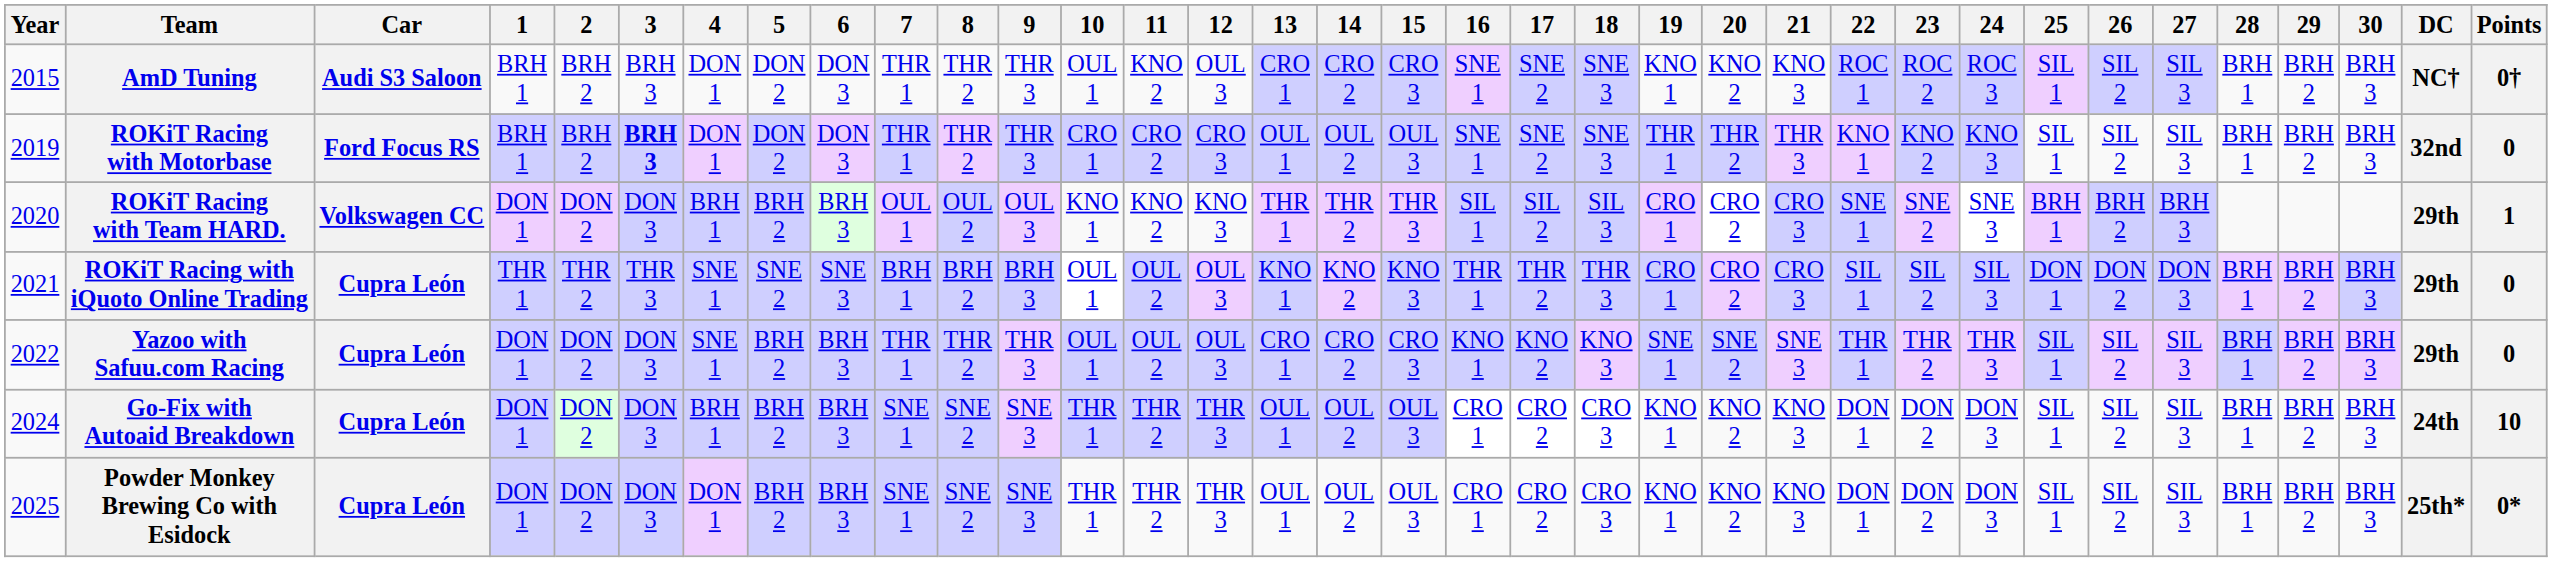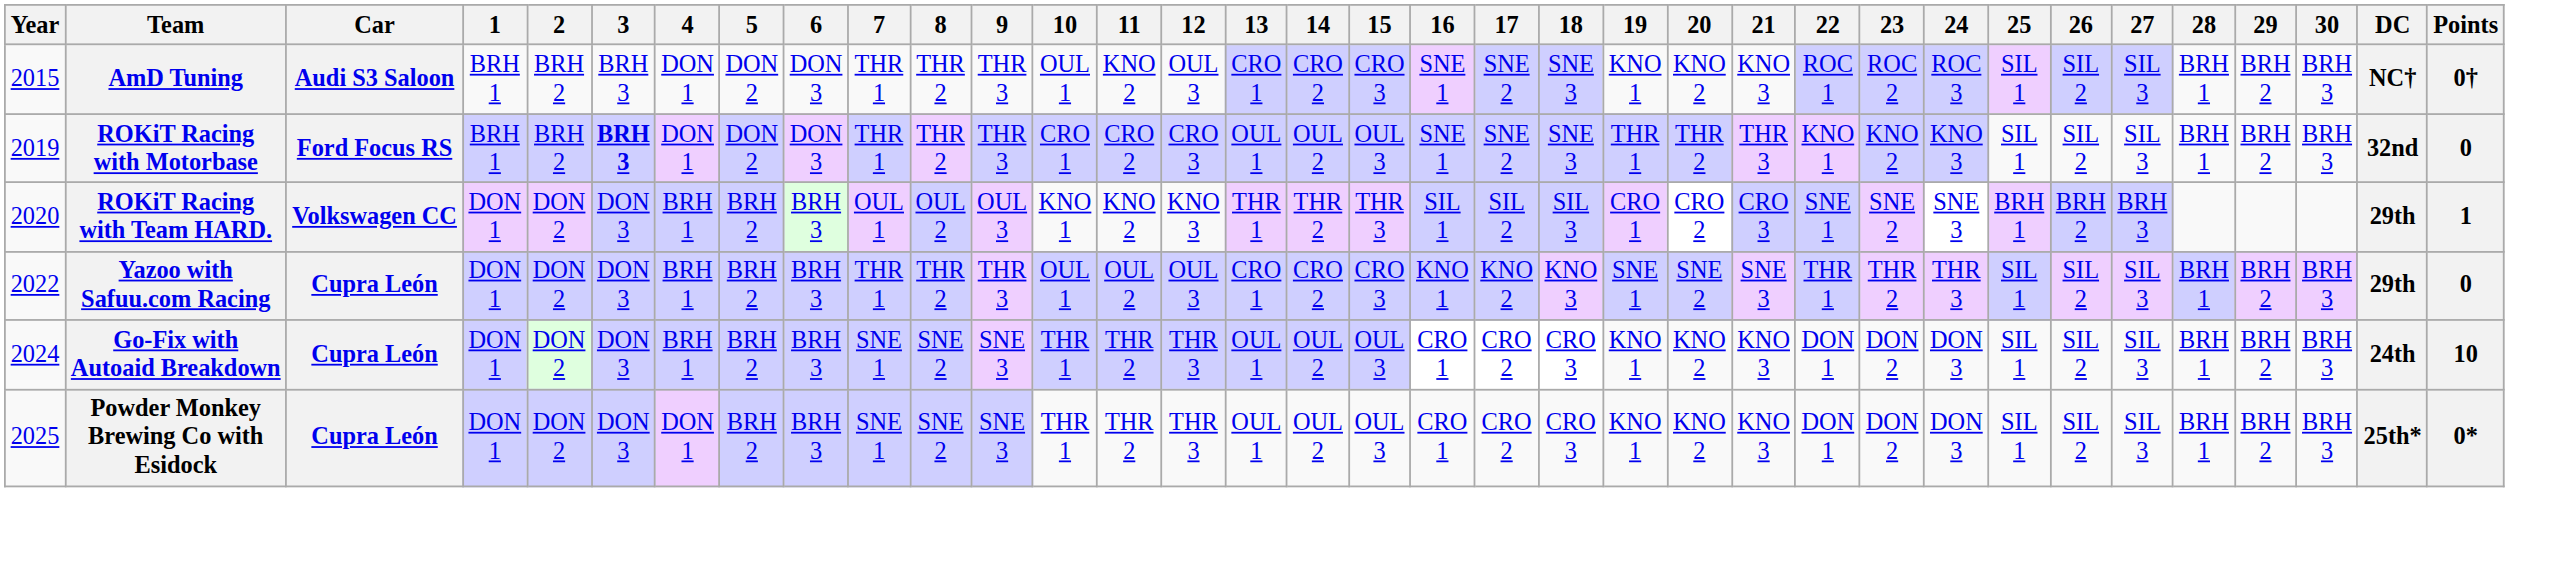- row: (189, 285)
(715, 353) SNE 1 -> (688, 285) BRH 1
